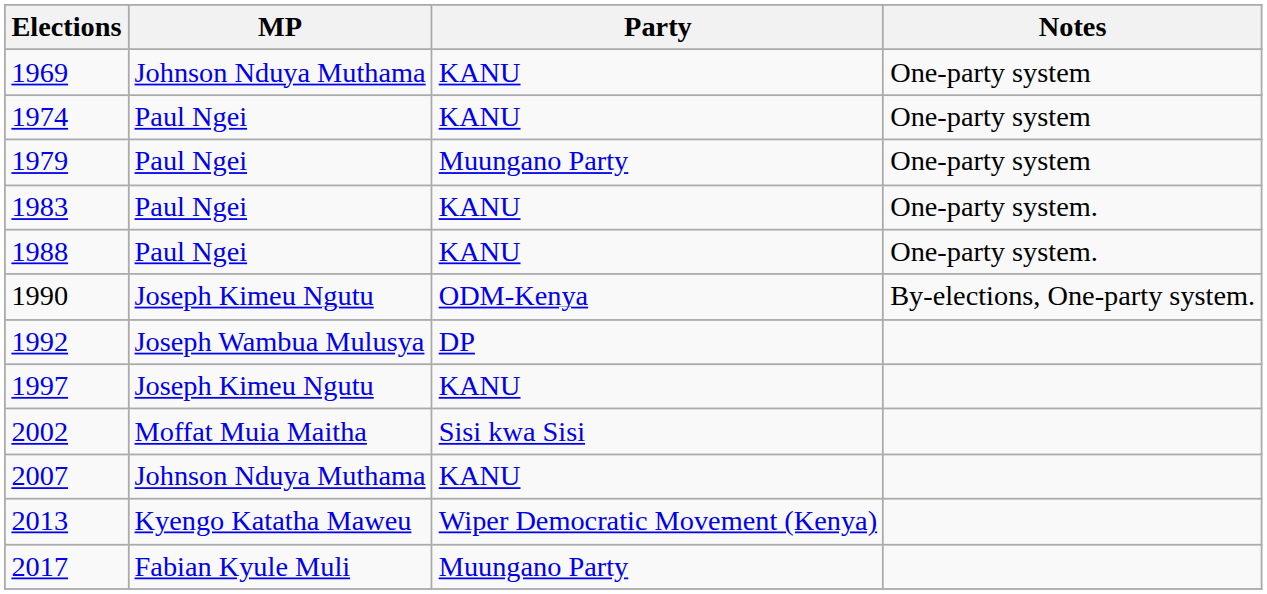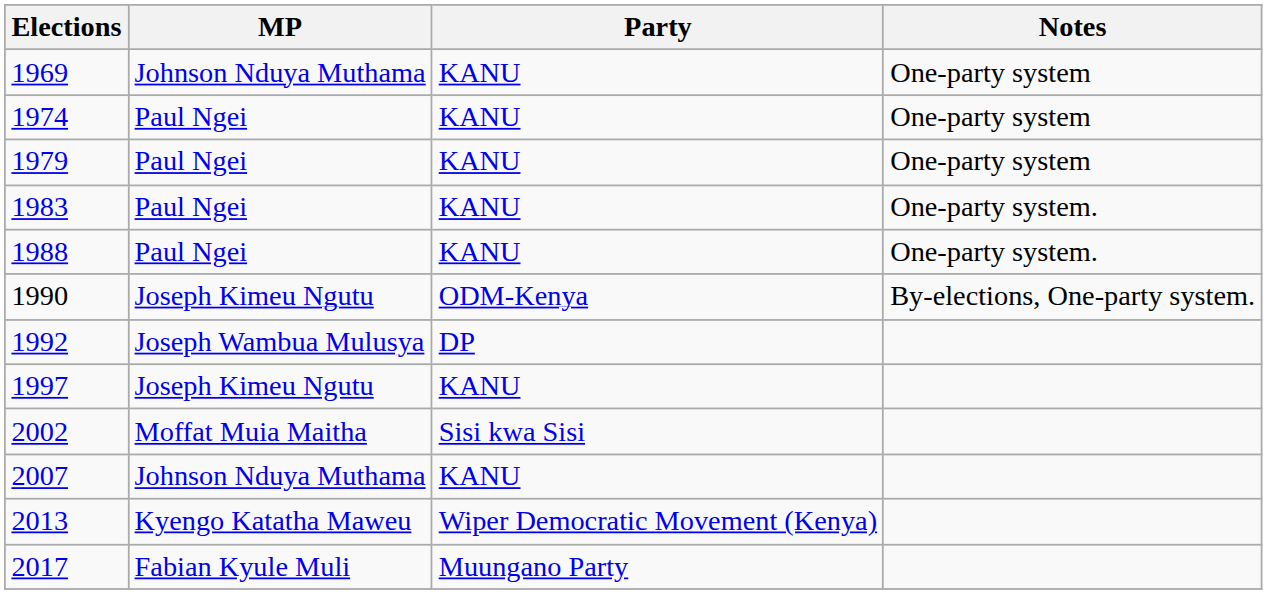(533, 161) Muungano Party -> (480, 161) KANU
